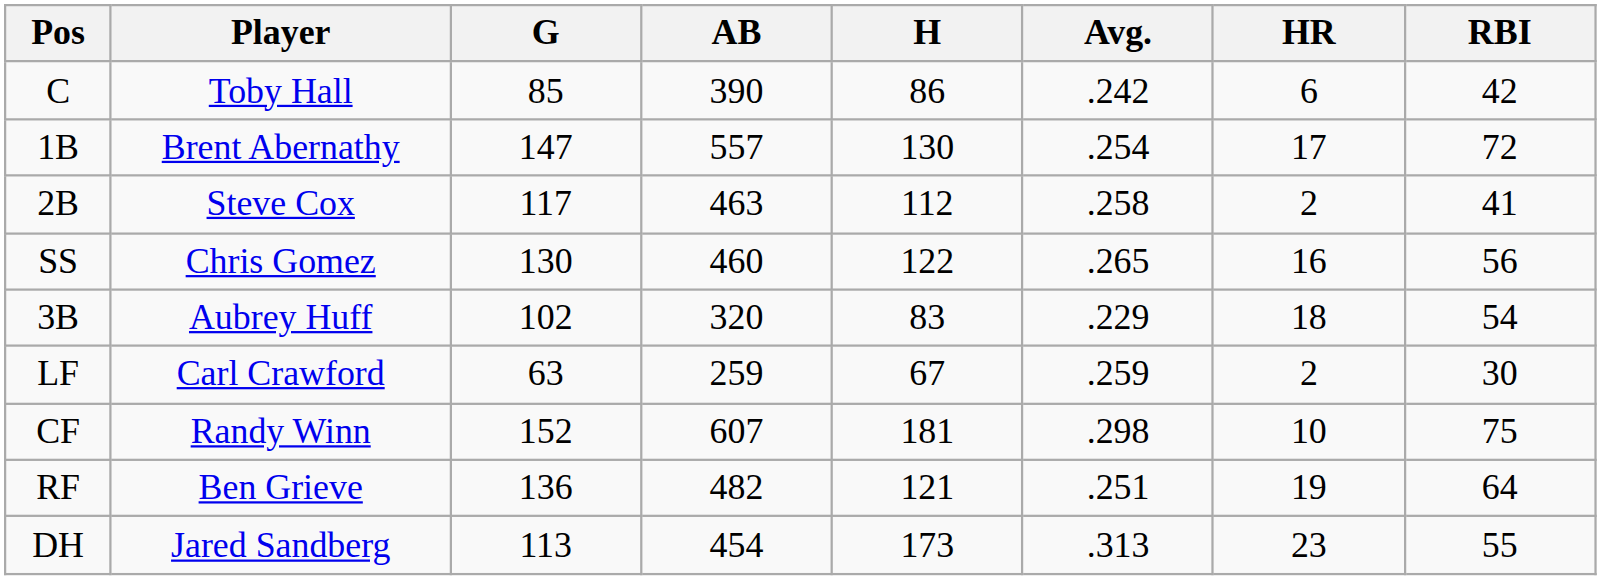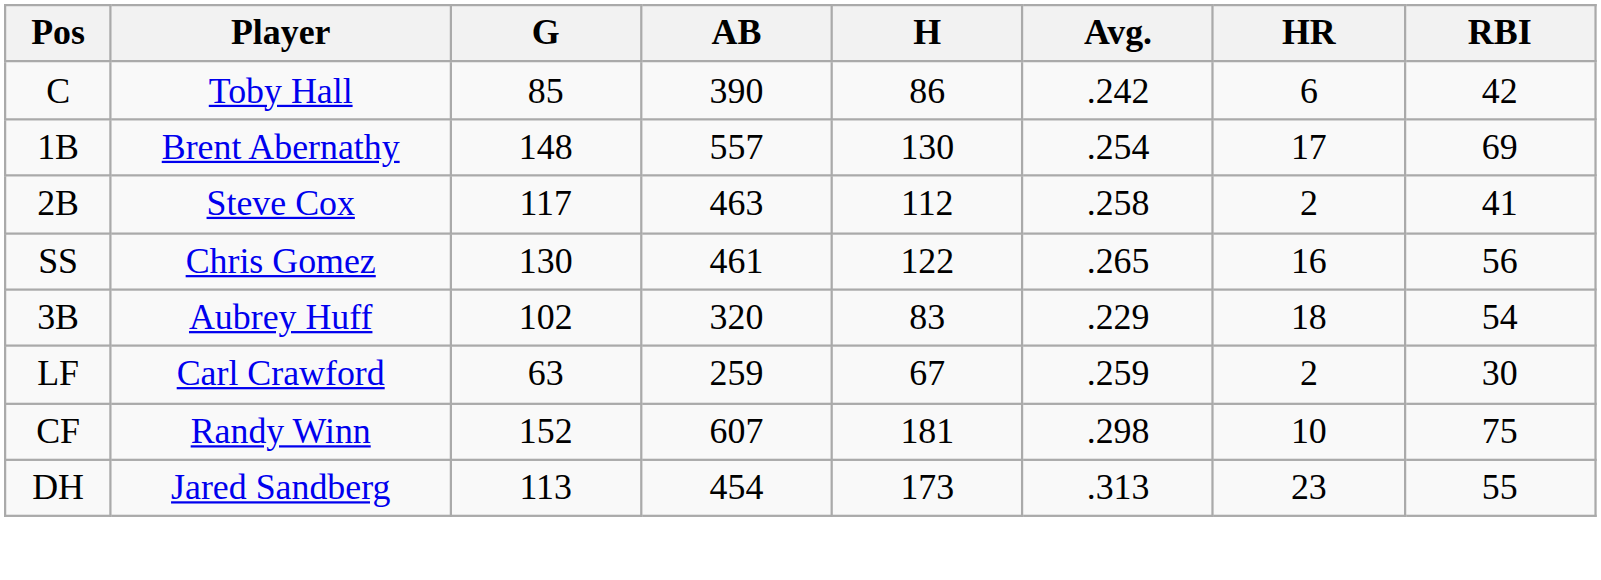(546, 146) 147 -> (546, 146) 148
(1500, 146) 72 -> (1500, 146) 69
(736, 260) 460 -> (736, 260) 461
- row: (58, 487)
